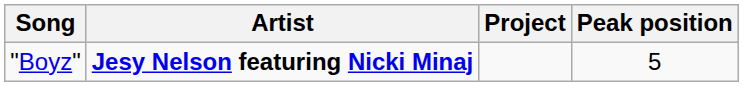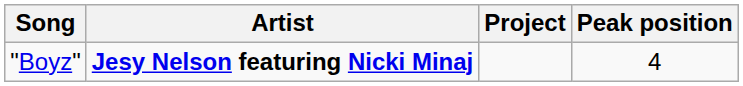(655, 61) 5 -> (655, 61) 4
